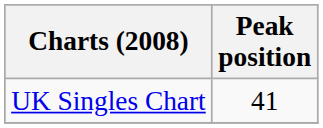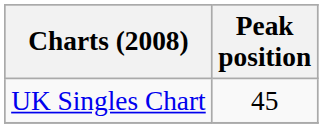(265, 100) 41 -> (265, 100) 45
